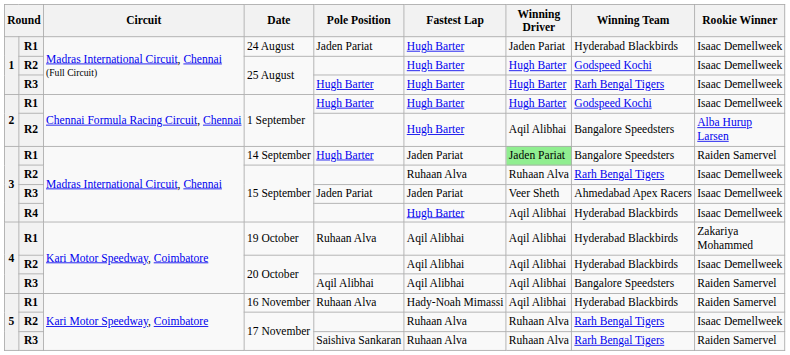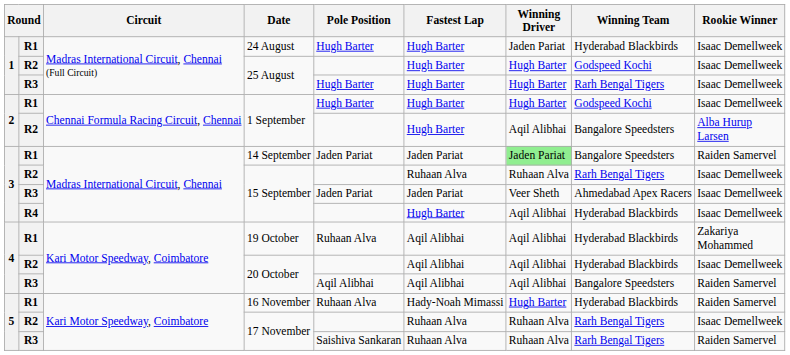(344, 46) Jaden Pariat -> (345, 46) Hugh Barter
(345, 155) Hugh Barter -> (344, 155) Jaden Pariat
(538, 302) Aqil Alibhai -> (538, 302) Hugh Barter
